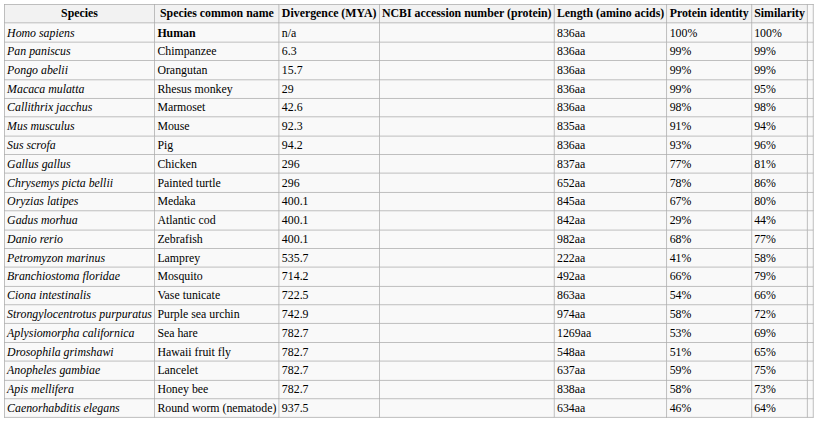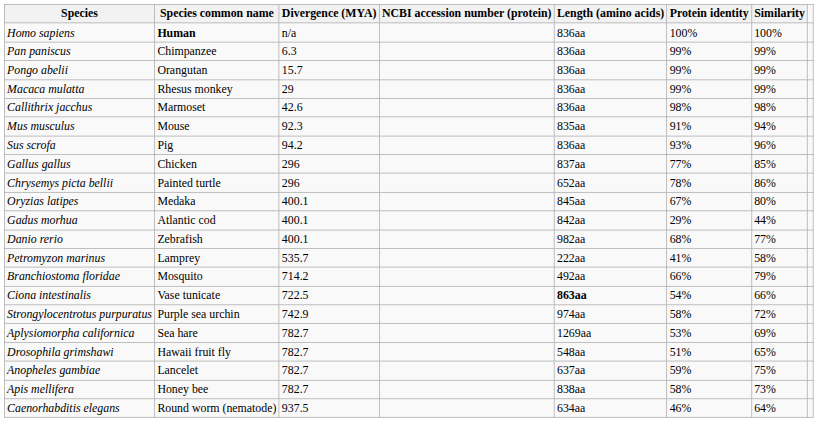(765, 88) 95% -> (765, 88) 99%
(765, 164) 81% -> (765, 164) 85%
(571, 295) normal -> (572, 295) bold
